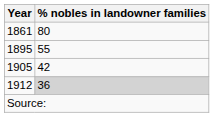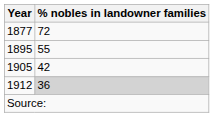- row: (20, 31)
+ row: (20, 31)
